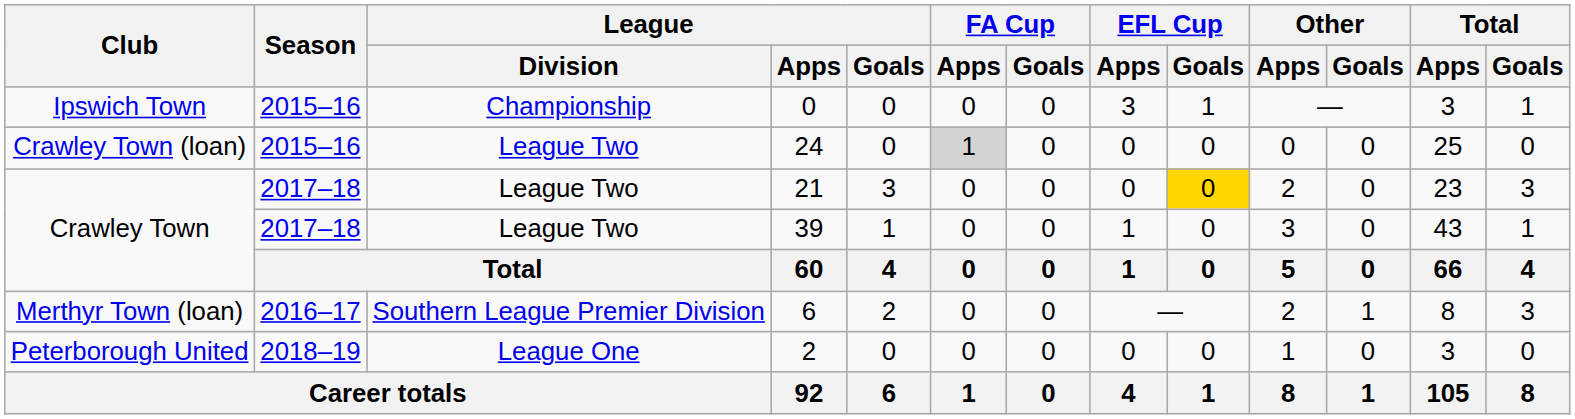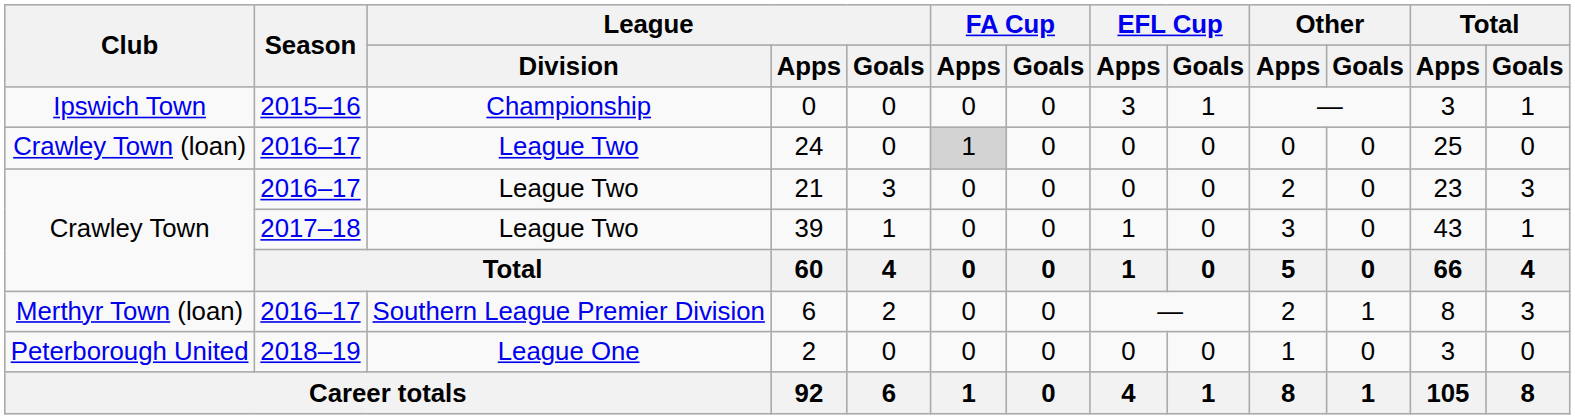(310, 147) 2015–16 -> (310, 147) 2016–17
(310, 188) 2017–18 -> (310, 188) 2016–17
(1208, 188) gold background -> (1208, 188) no background
